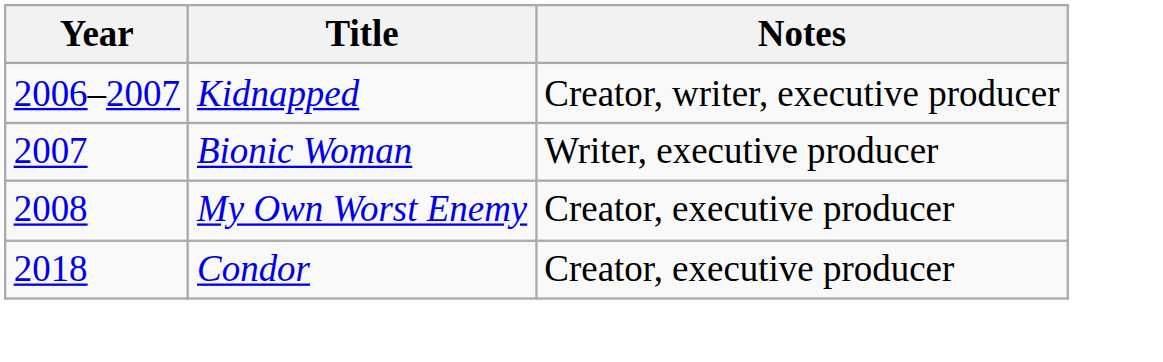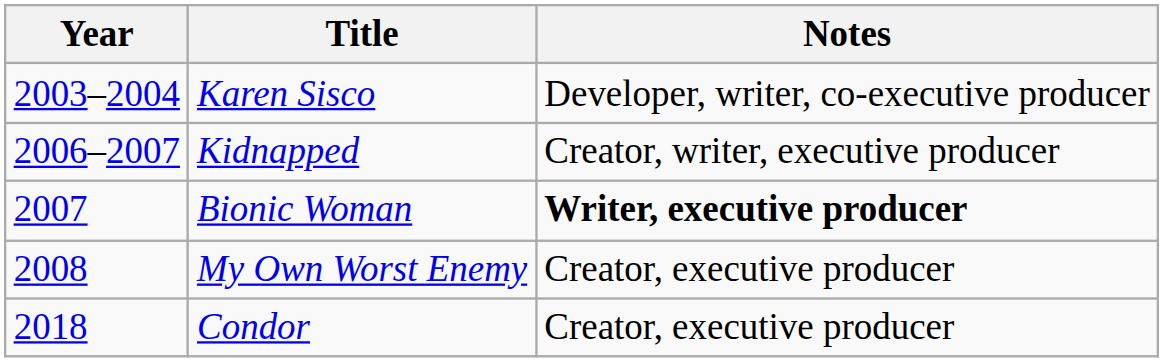+ row: (286, 92)
(741, 151) normal -> (756, 209) bold
